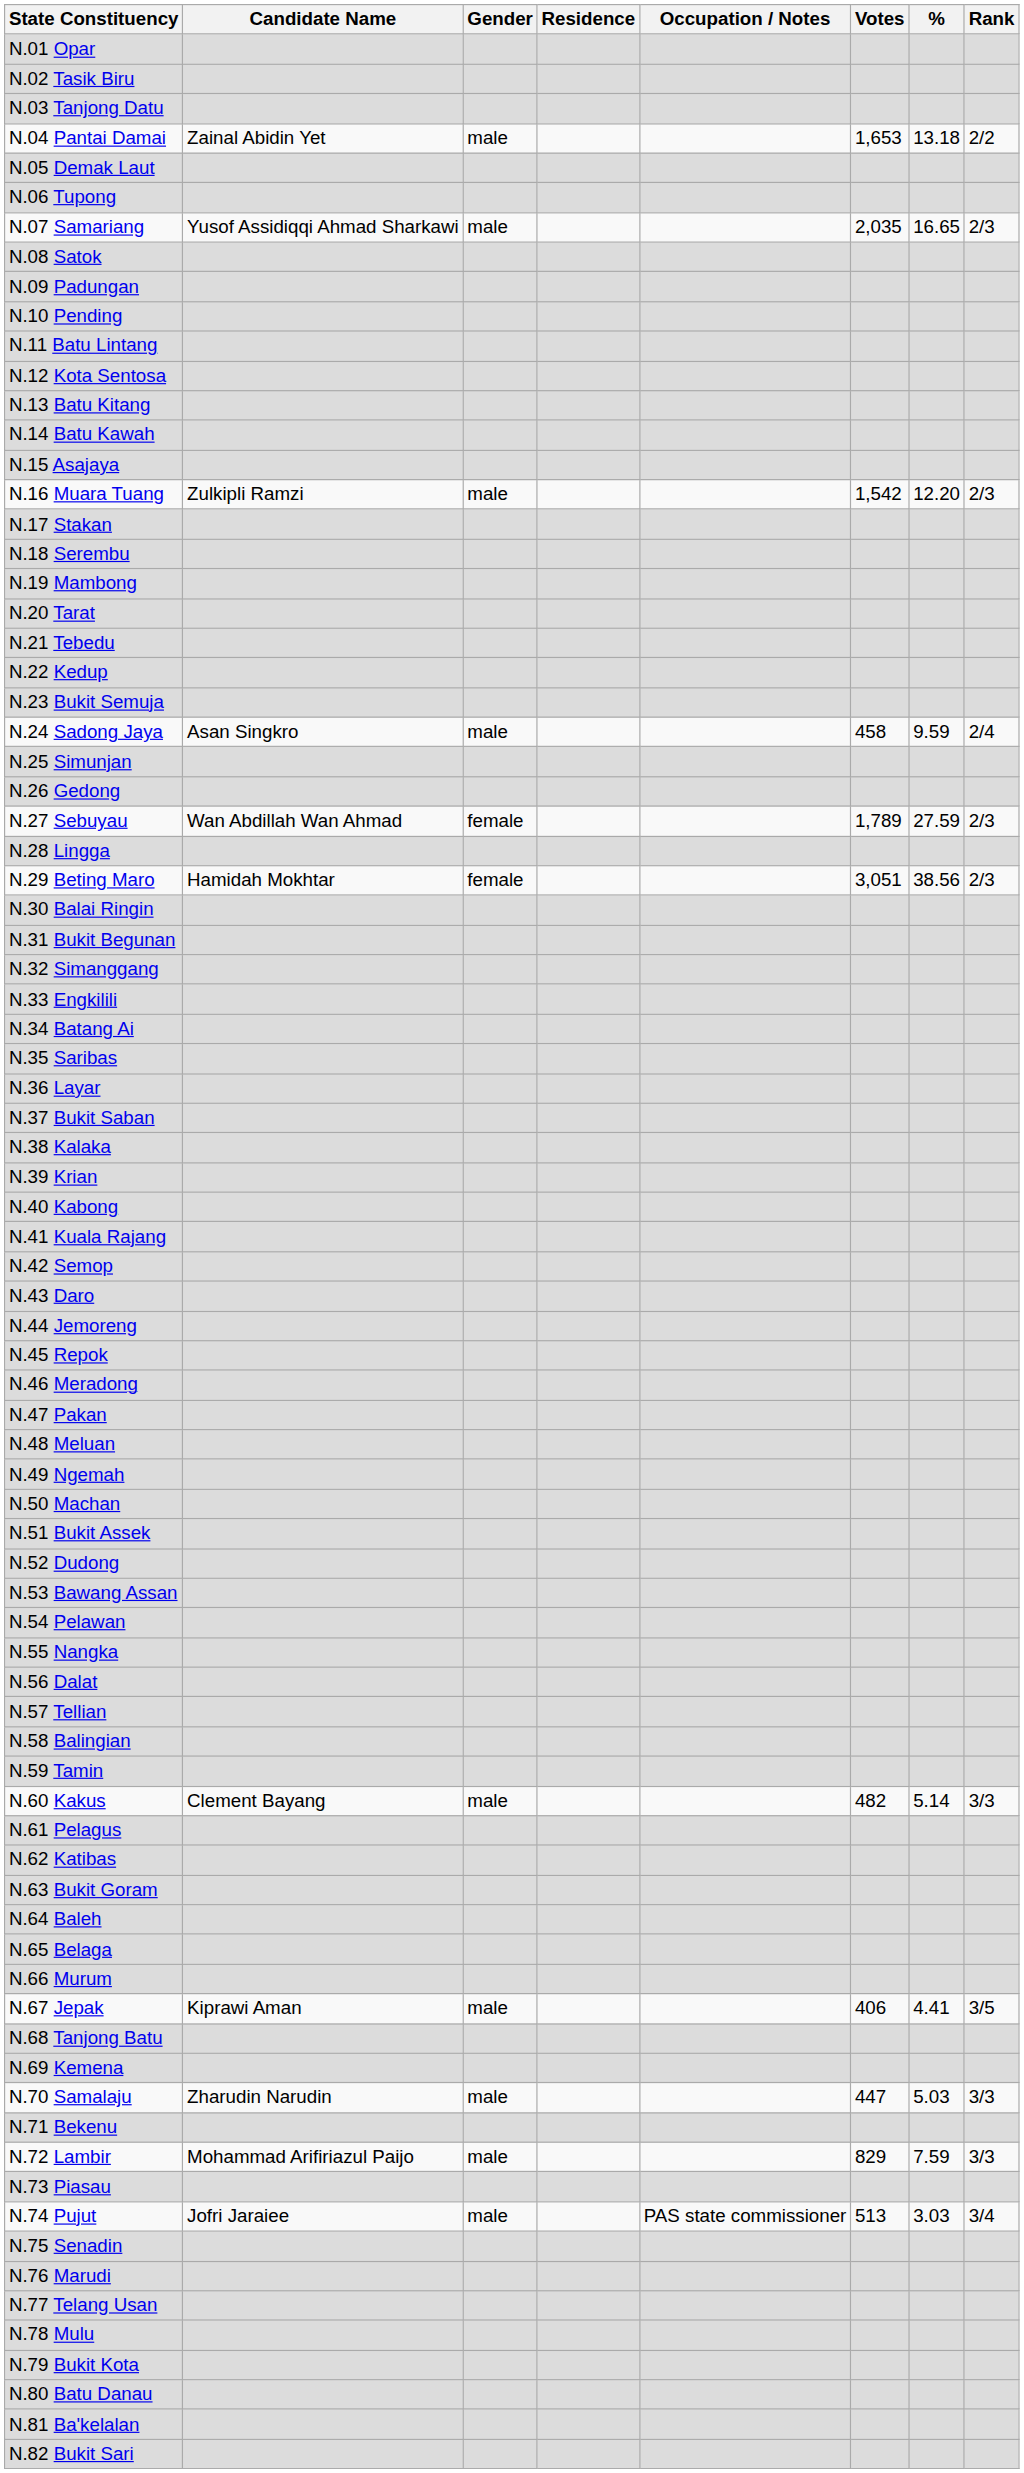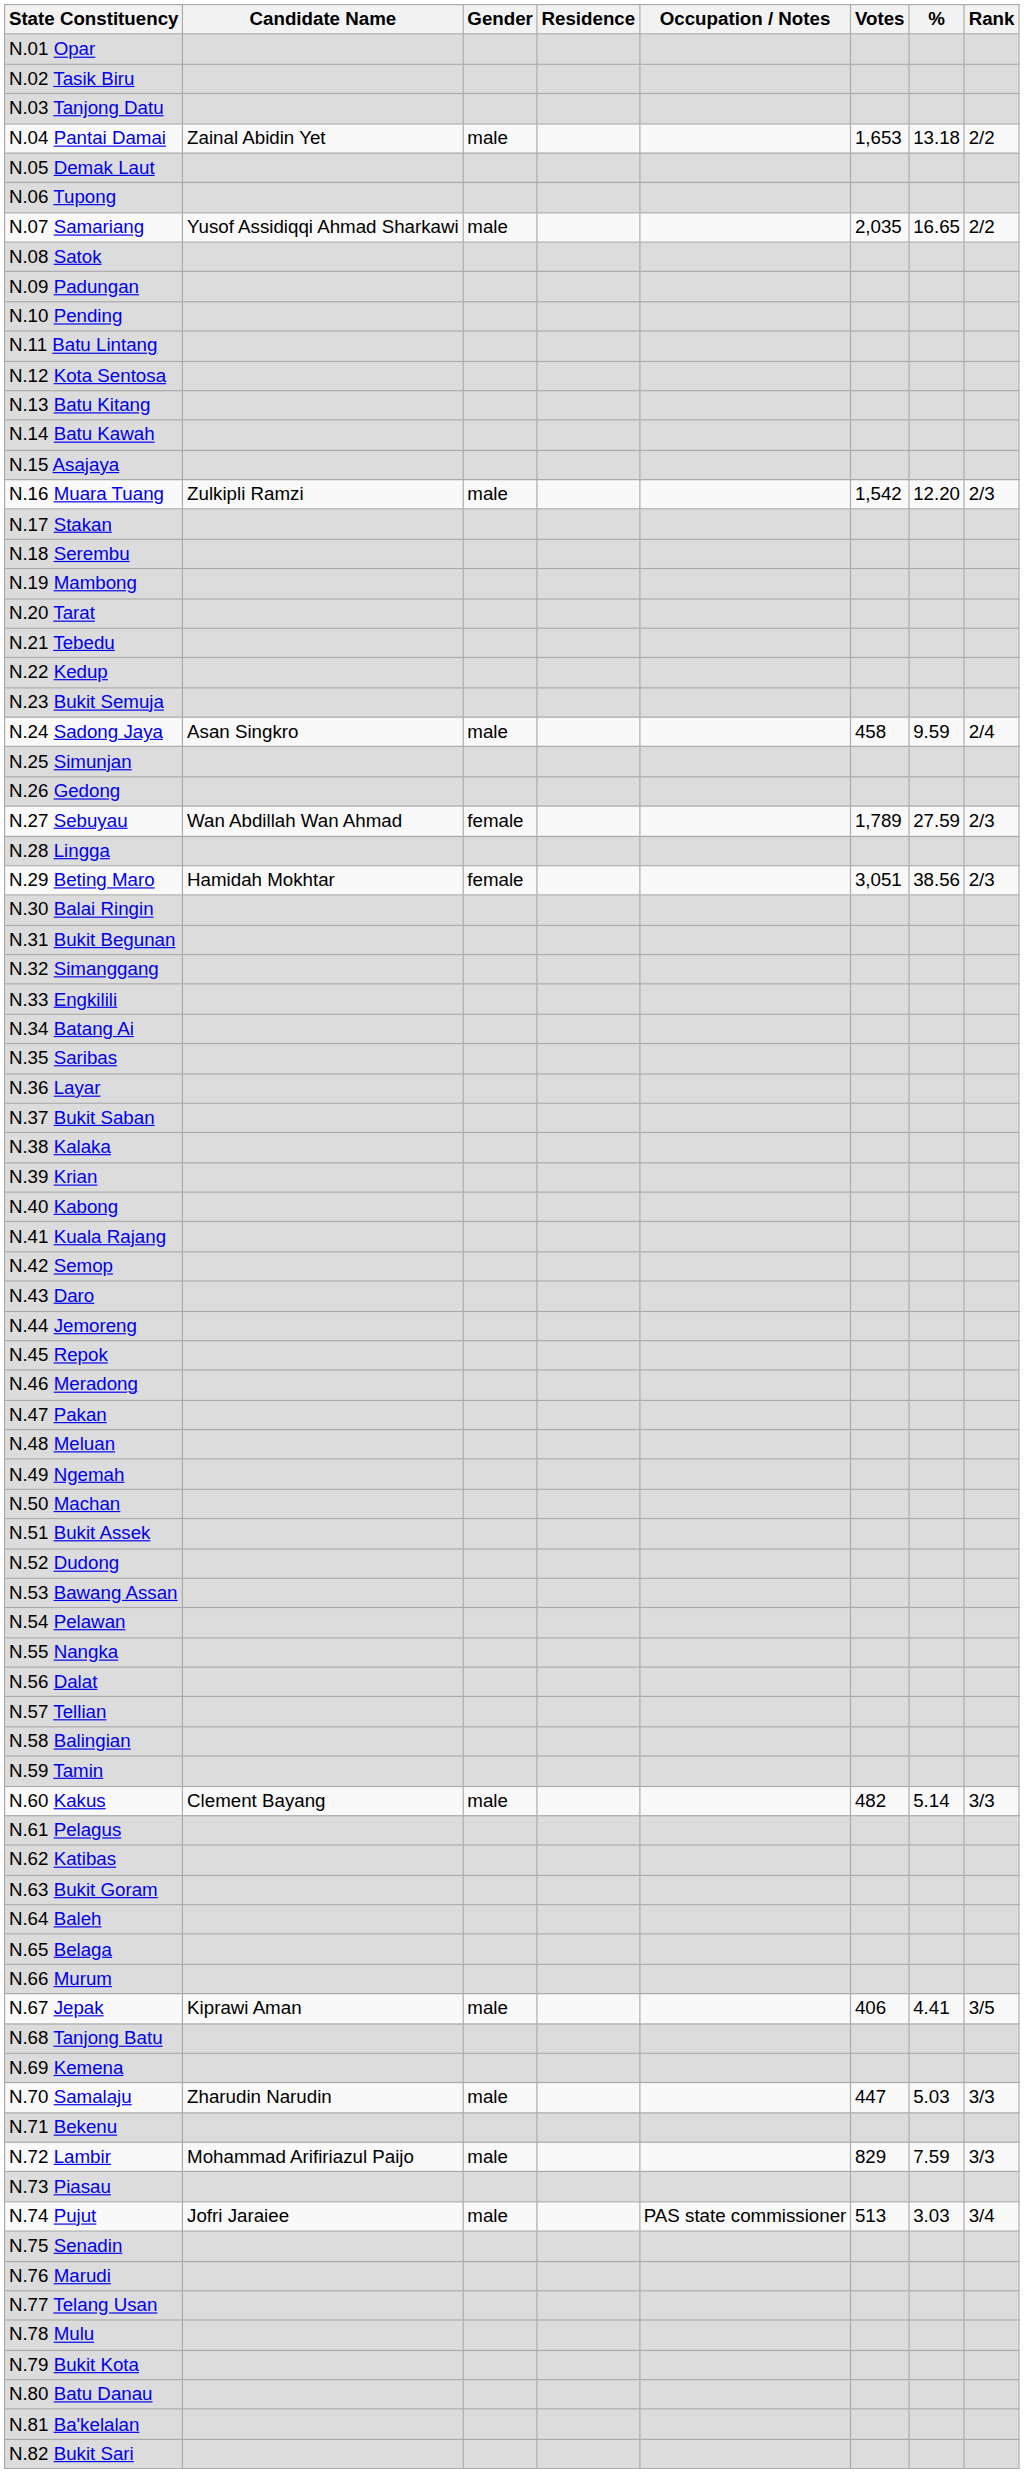(982, 227) 2/3 -> (982, 227) 2/2
